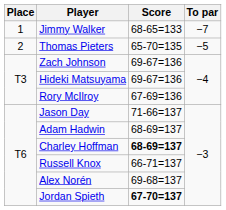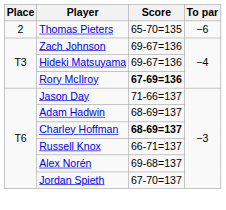- row: (72, 29)
(202, 46) −5 -> (202, 29) −6
(156, 96) normal -> (156, 79) bold
(156, 197) bold -> (156, 180) normal
